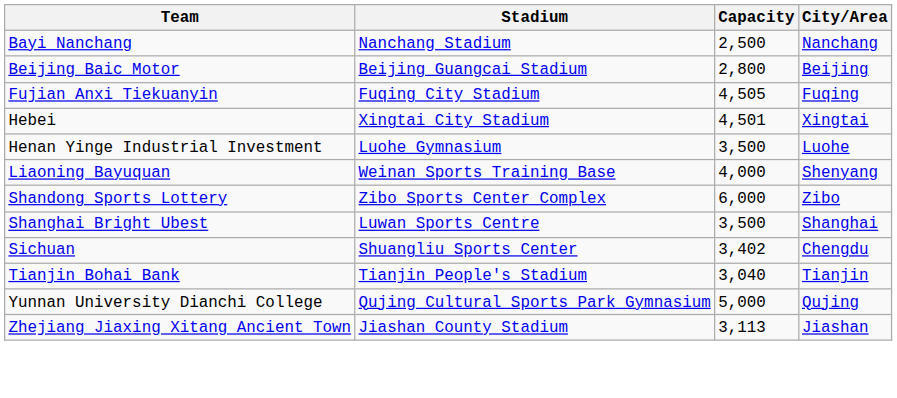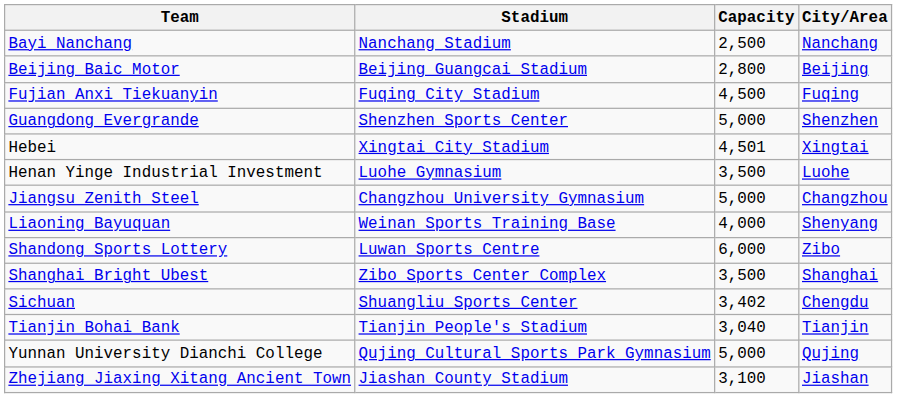(742, 95) 4,505 -> (742, 95) 4,500
+ row: (104, 121)
+ row: (104, 198)
(482, 198) Zibo Sports Center Complex -> (449, 250) Luwan Sports Centre
(449, 224) Luwan Sports Centre -> (482, 276) Zibo Sports Center Complex
(742, 328) 3,113 -> (742, 379) 3,100
